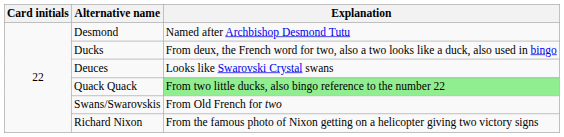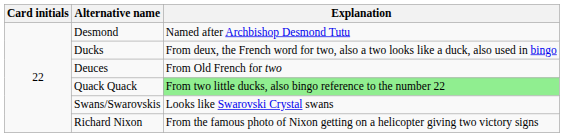(250, 68) Looks like Swarovski Crystal swans -> (224, 68) From Old French for two
(224, 104) From Old French for two -> (250, 104) Looks like Swarovski Crystal swans
